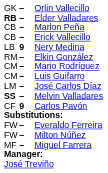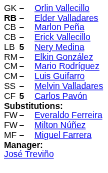(22, 47) 9 -> (22, 47) 5
- row: (68, 86)
(10, 96) bold -> (10, 86) normal
(22, 105) 9 -> (22, 96) 5
